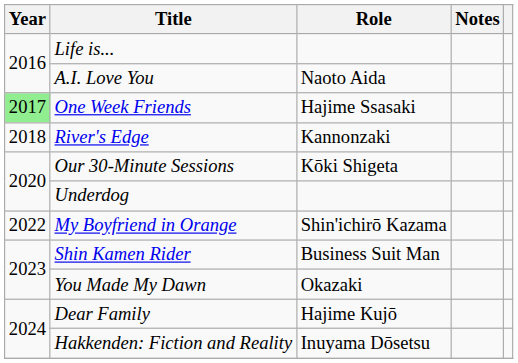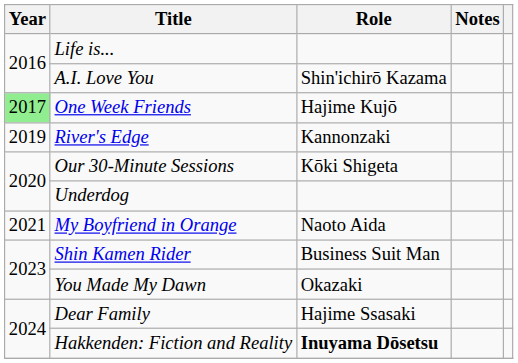(343, 78) Naoto Aida -> (374, 78) Shin'ichirō Kazama
(358, 107) Hajime Ssasaki -> (349, 107) Hajime Kujō
(27, 136) 2018 -> (27, 136) 2019
(27, 225) 2022 -> (27, 225) 2021
(374, 225) Shin'ichirō Kazama -> (343, 225) Naoto Aida
(349, 313) Hajime Kujō -> (358, 313) Hajime Ssasaki
(365, 343) normal -> (370, 343) bold
